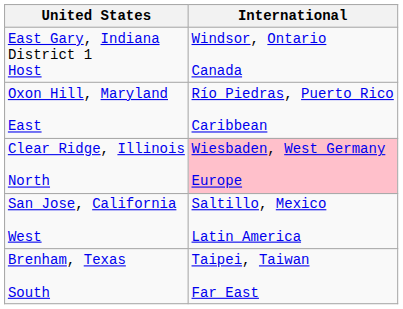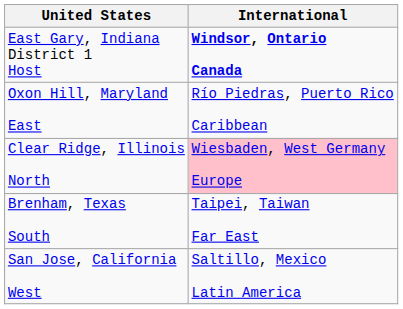(259, 55) normal -> (259, 55) bold
rows swapped: (67, 276) <-> (92, 221)
